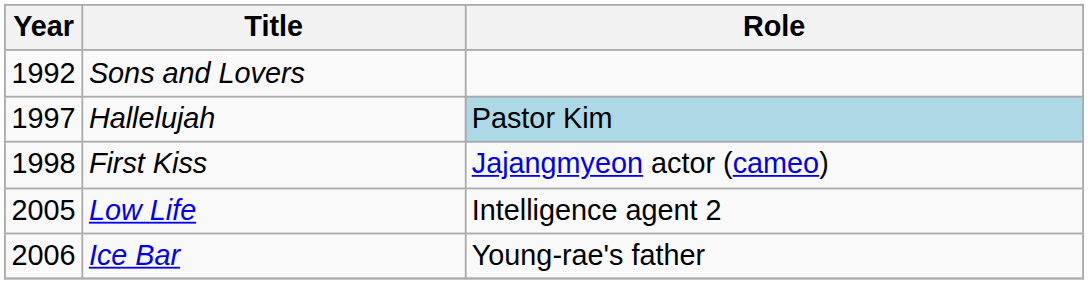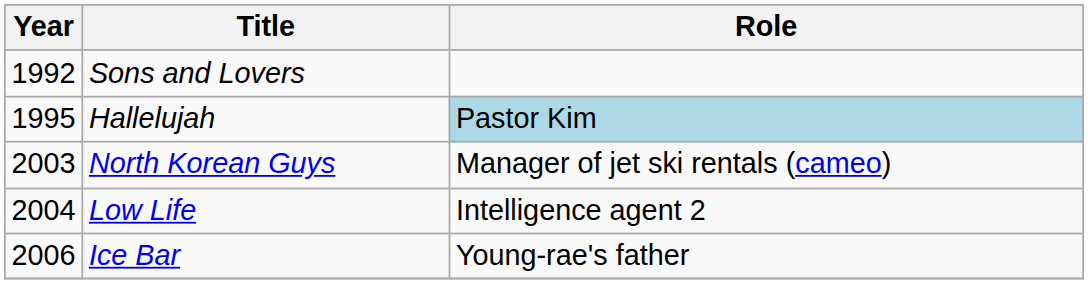(44, 118) 1997 -> (44, 118) 1995
- row: (148, 164)
+ row: (212, 164)
(44, 210) 2005 -> (44, 210) 2004
